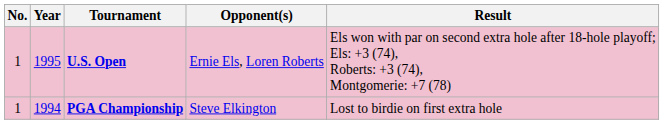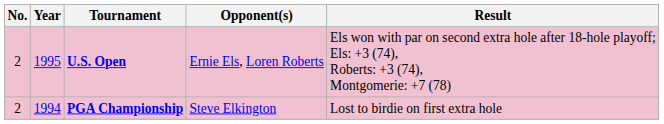(18, 62) 1 -> (18, 62) 2
(18, 108) 1 -> (18, 108) 2
